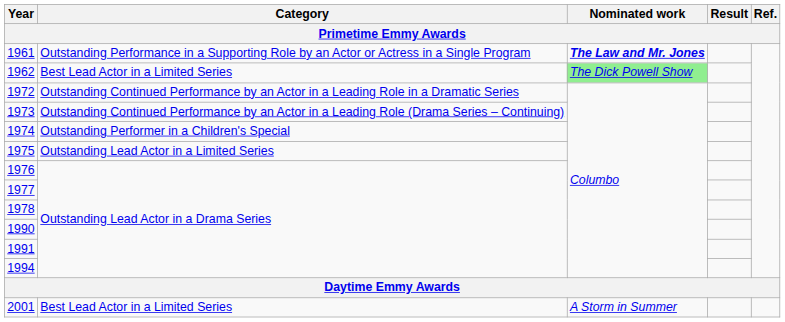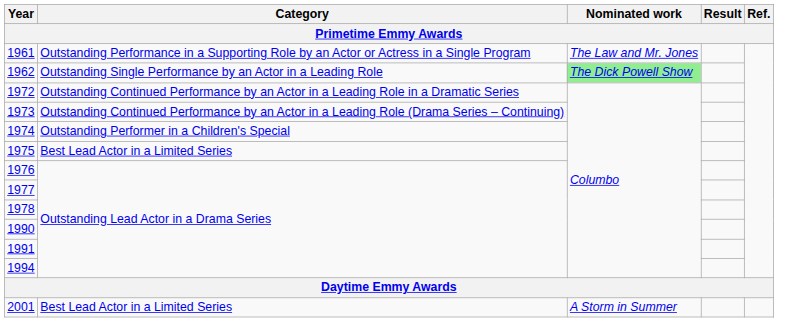(637, 53) bold -> (634, 53) normal
(136, 72) Best Lead Actor in a Limited Series -> (212, 72) Outstanding Single Performance by an Actor in a Leading Role
(157, 151) Outstanding Lead Actor in a Limited Series -> (136, 151) Best Lead Actor in a Limited Series
